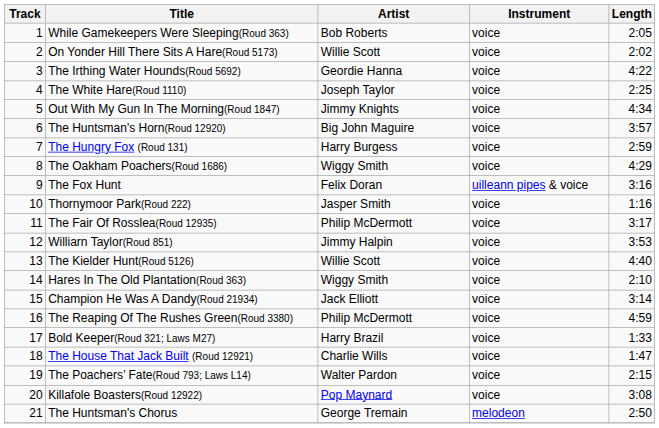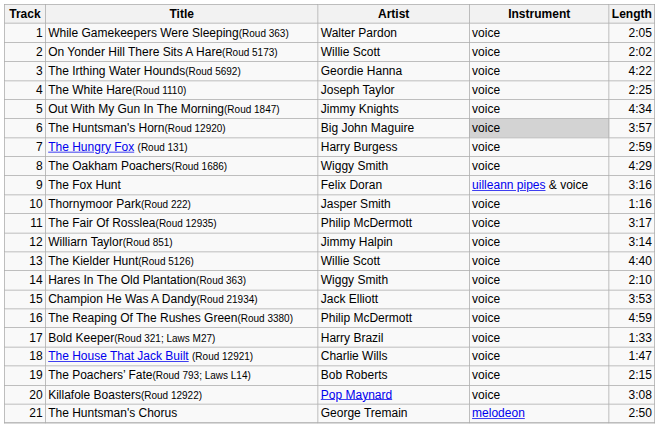(354, 33) Bob Roberts -> (359, 33) Walter Pardon
(486, 128) no background -> (486, 128) lightgrey background
(640, 242) 3:53 -> (640, 242) 3:14
(640, 299) 3:14 -> (640, 299) 3:53
(359, 375) Walter Pardon -> (354, 375) Bob Roberts
